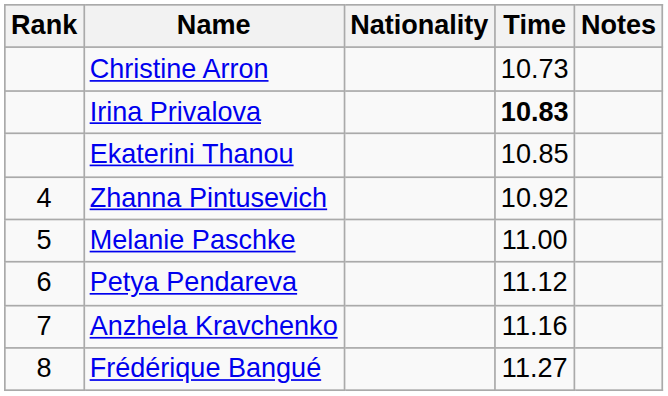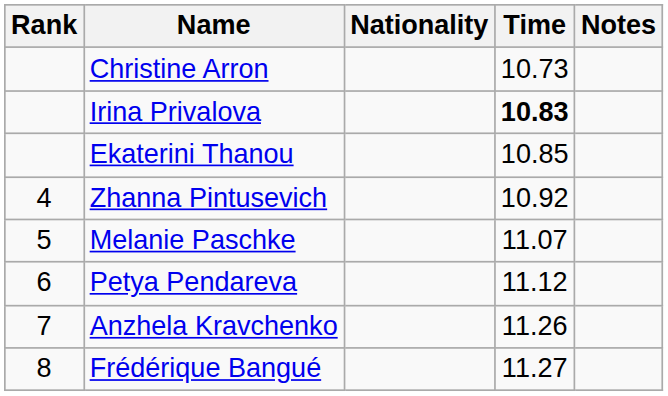(535, 240) 11.00 -> (535, 240) 11.07
(535, 326) 11.16 -> (535, 326) 11.26
